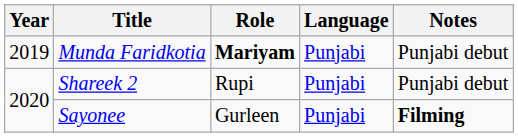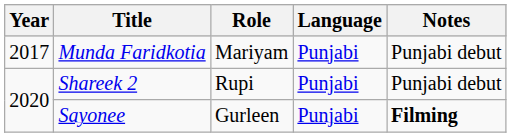(29, 52) 2019 -> (29, 52) 2017
(255, 52) bold -> (252, 52) normal
